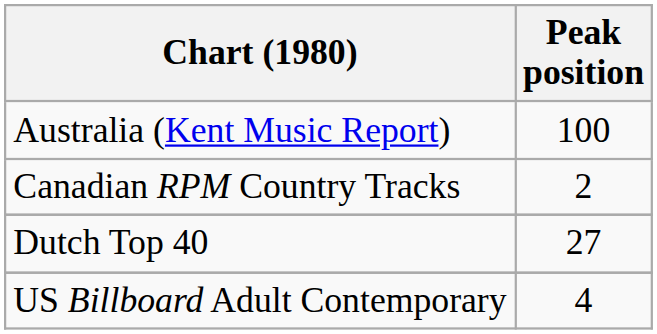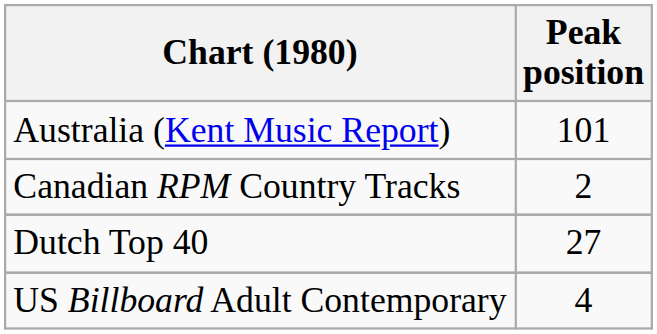(584, 129) 100 -> (584, 129) 101
